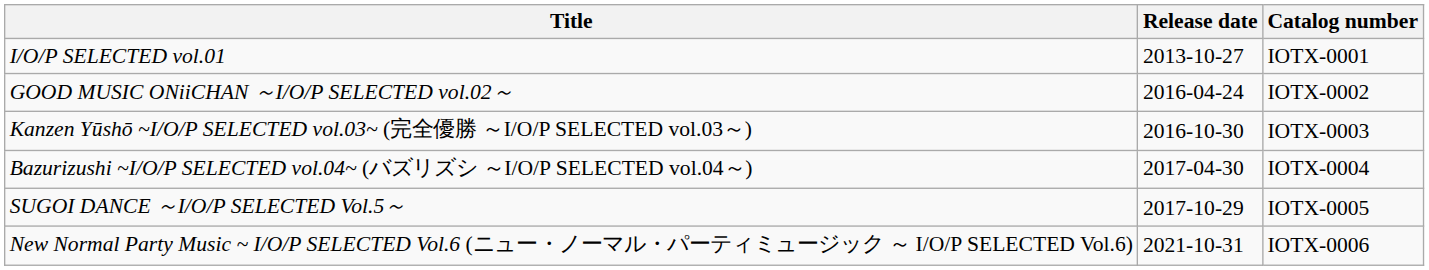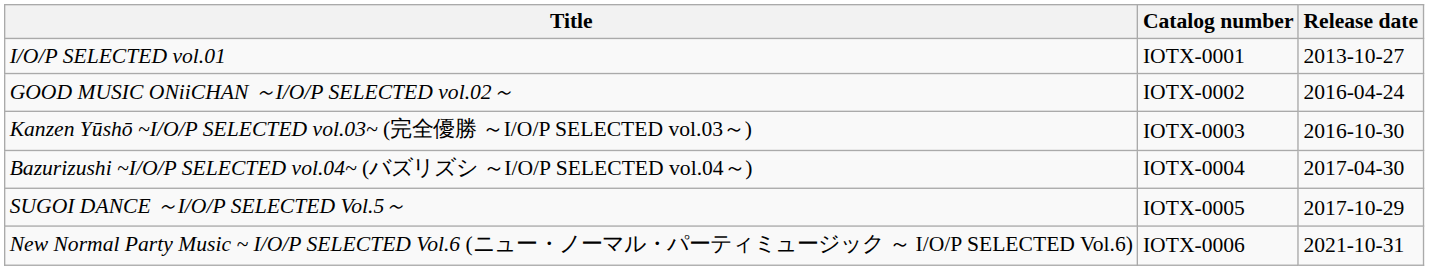columns swapped: (1200, 21) <-> (1343, 21)
